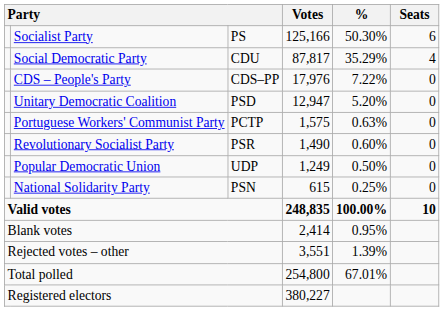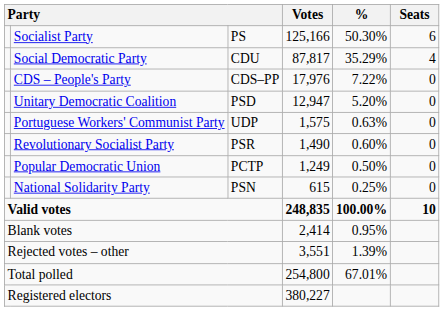(247, 123) PCTP -> (244, 123) UDP
(244, 166) UDP -> (247, 166) PCTP
